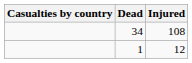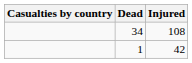(179, 49) 12 -> (179, 49) 42
